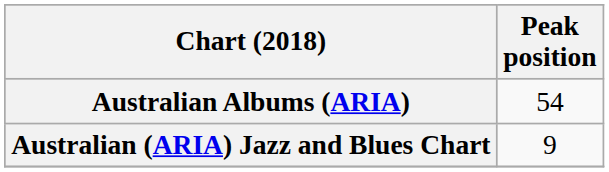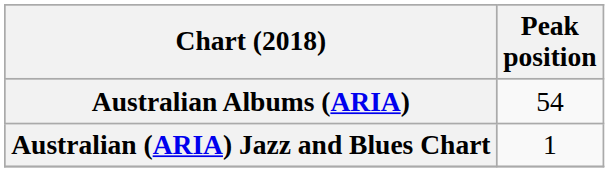(550, 144) 9 -> (550, 144) 1
